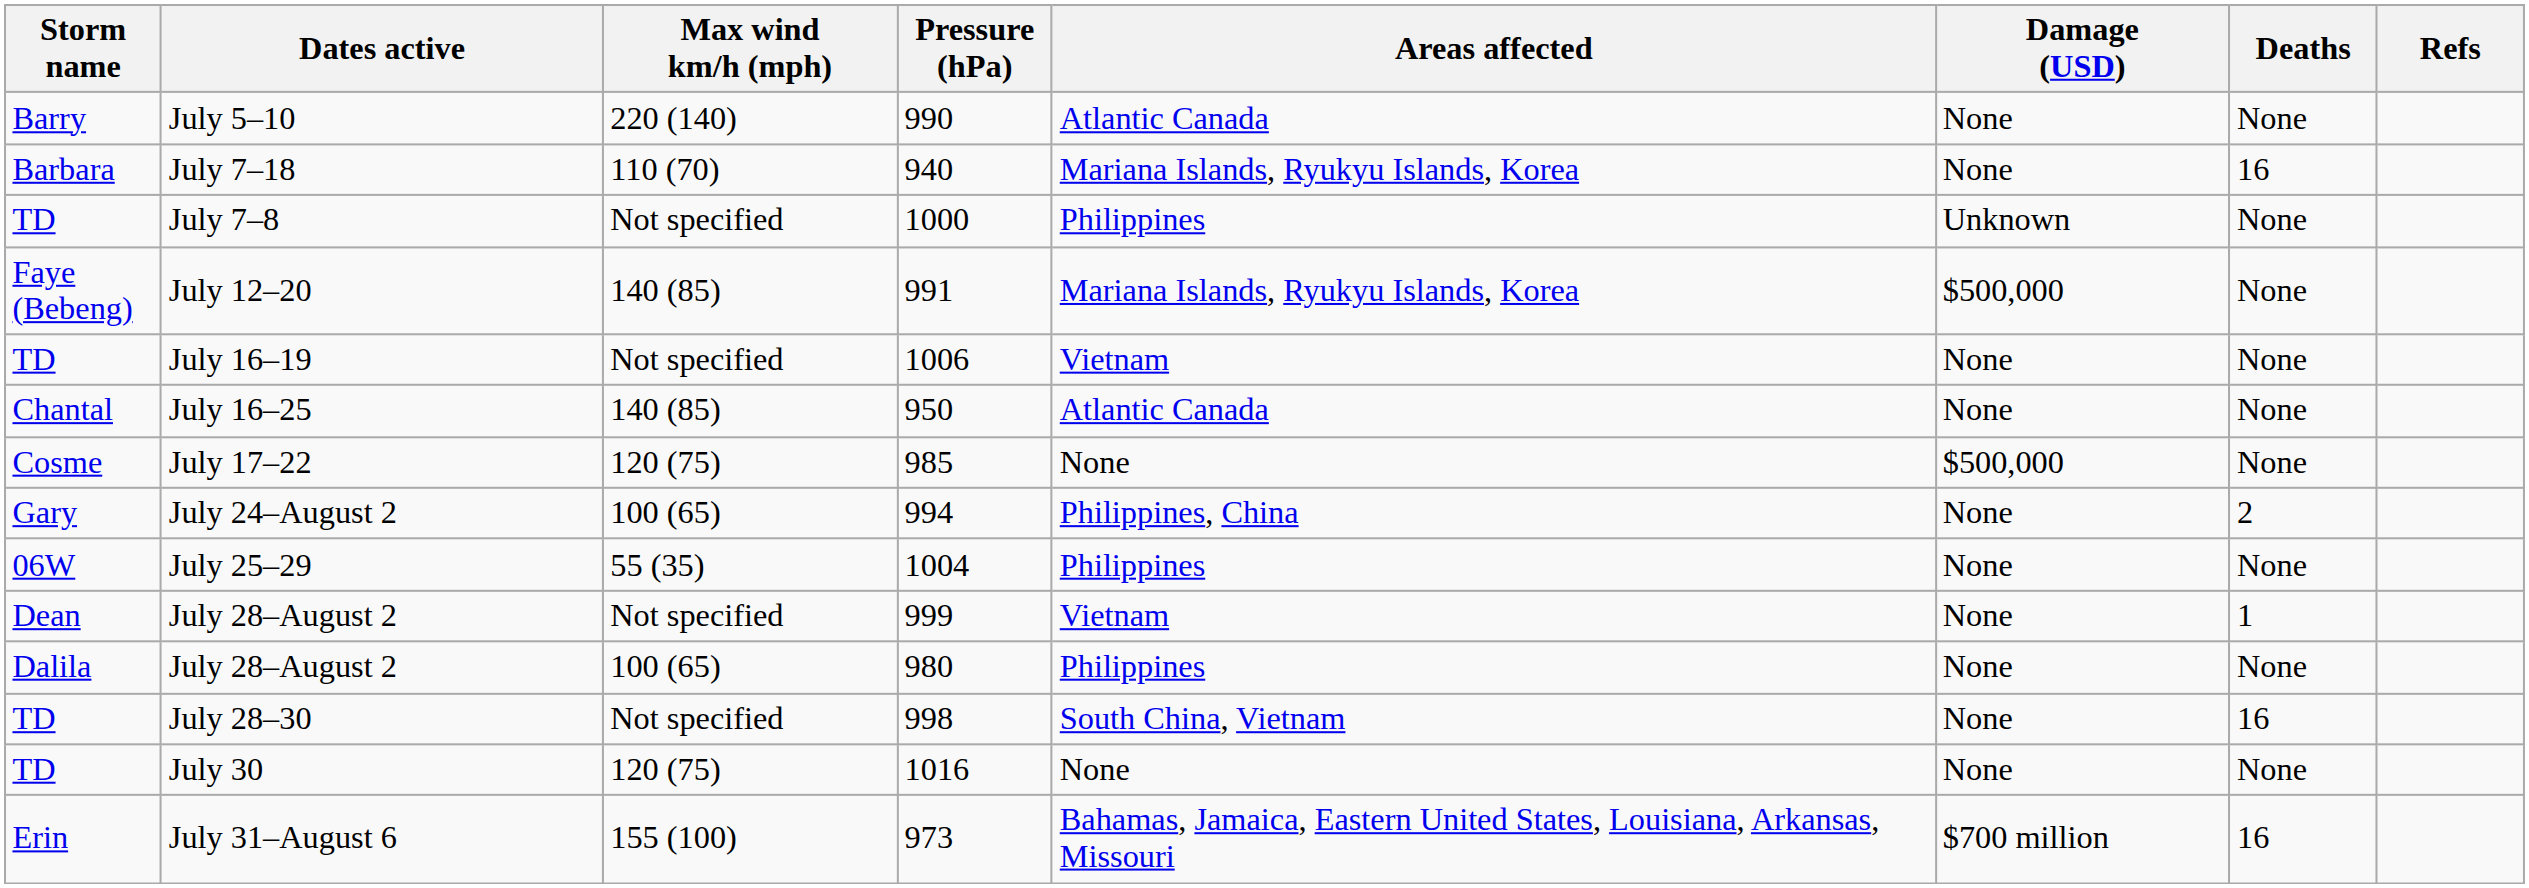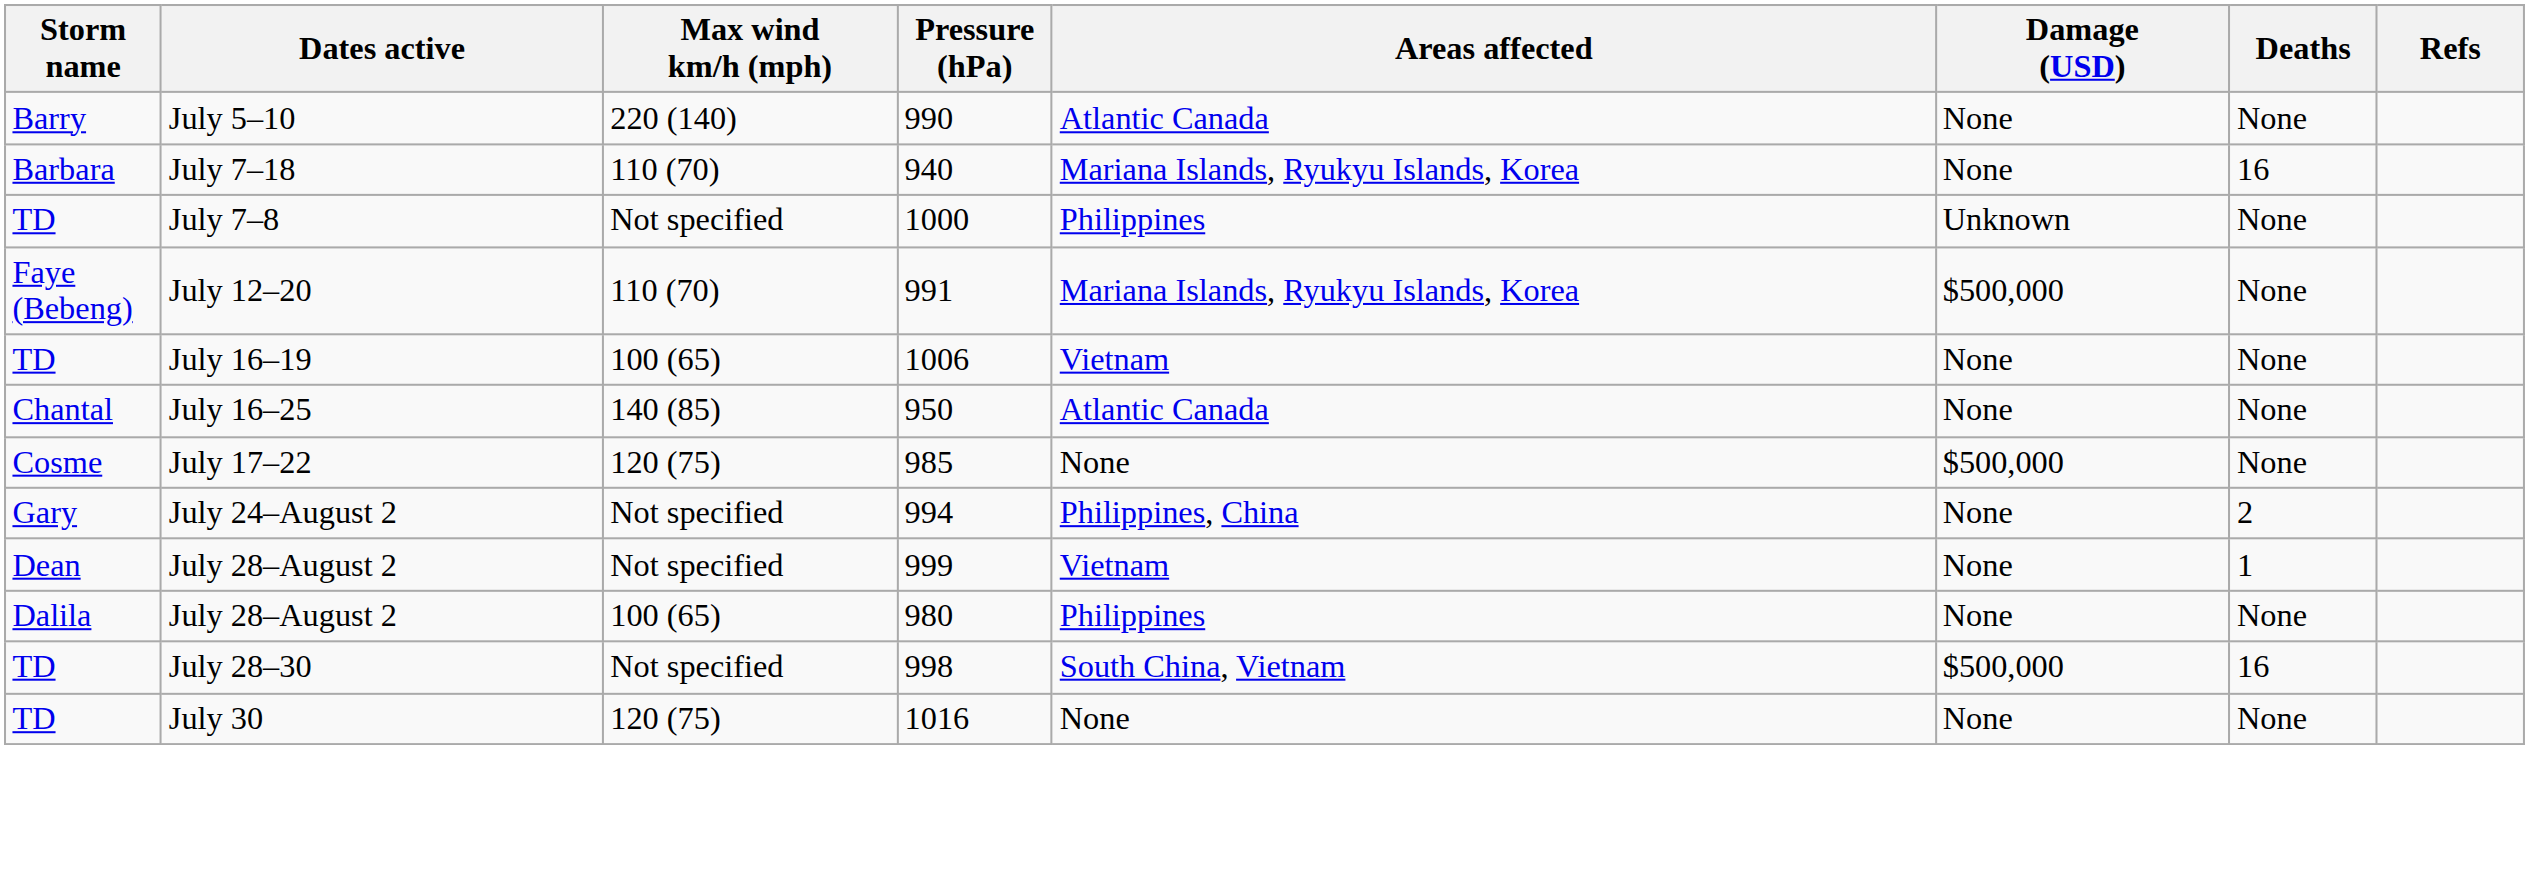(665, 289) 140 (85) -> (665, 289) 110 (70)
(697, 359) Not specified -> (665, 359) 100 (65)
(665, 512) 100 (65) -> (697, 512) Not specified
- row: (240, 564)
(1978, 717) None -> (2003, 666) $500,000
- row: (283, 838)
